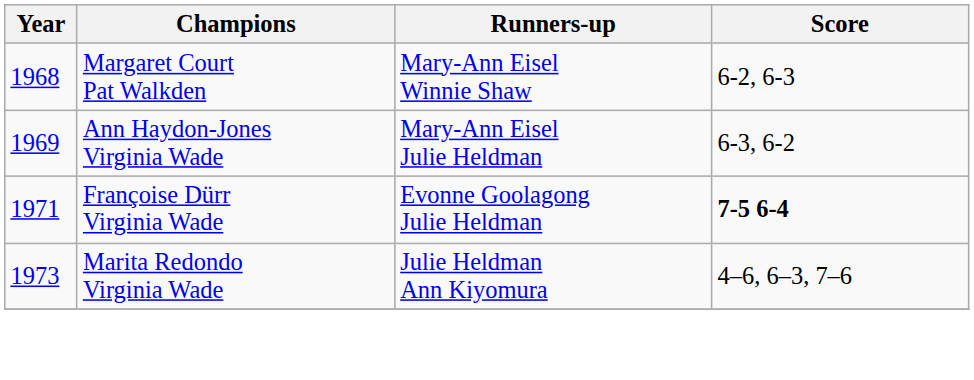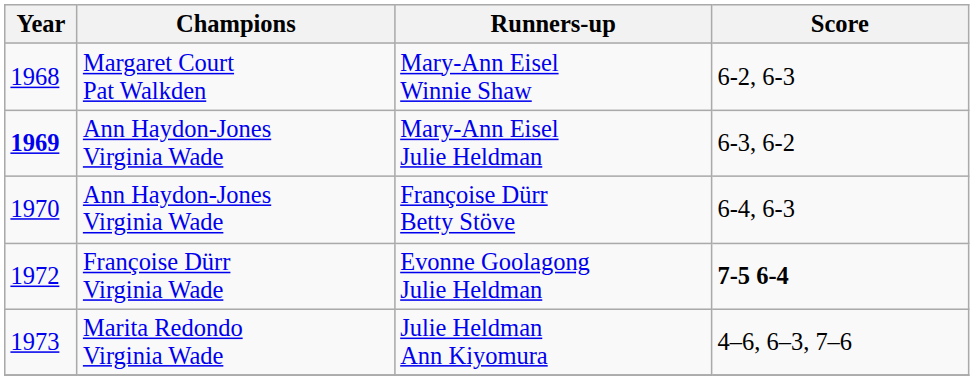(35, 142) normal -> (35, 142) bold
+ row: (474, 209)
(35, 209) 1971 -> (35, 275) 1972
